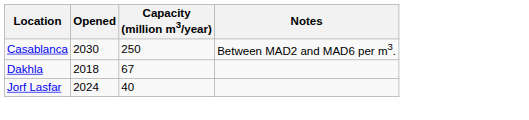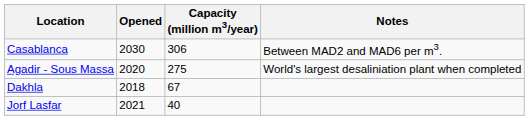(131, 49) 250 -> (177, 49) 306
+ row: (60, 69)
(86, 87) 2024 -> (132, 105) 2021
